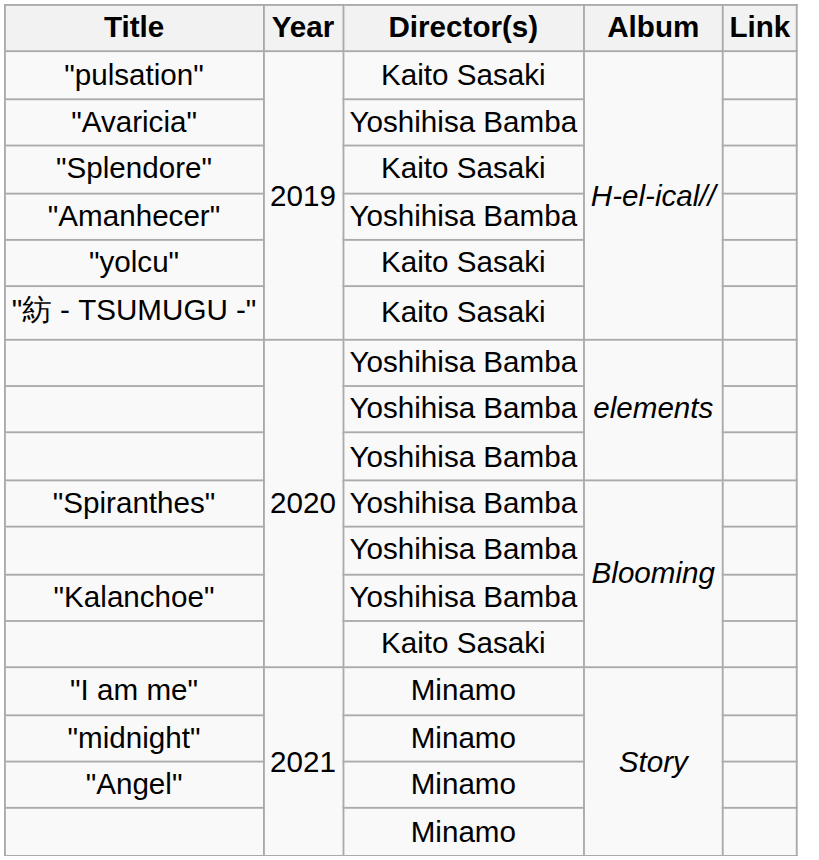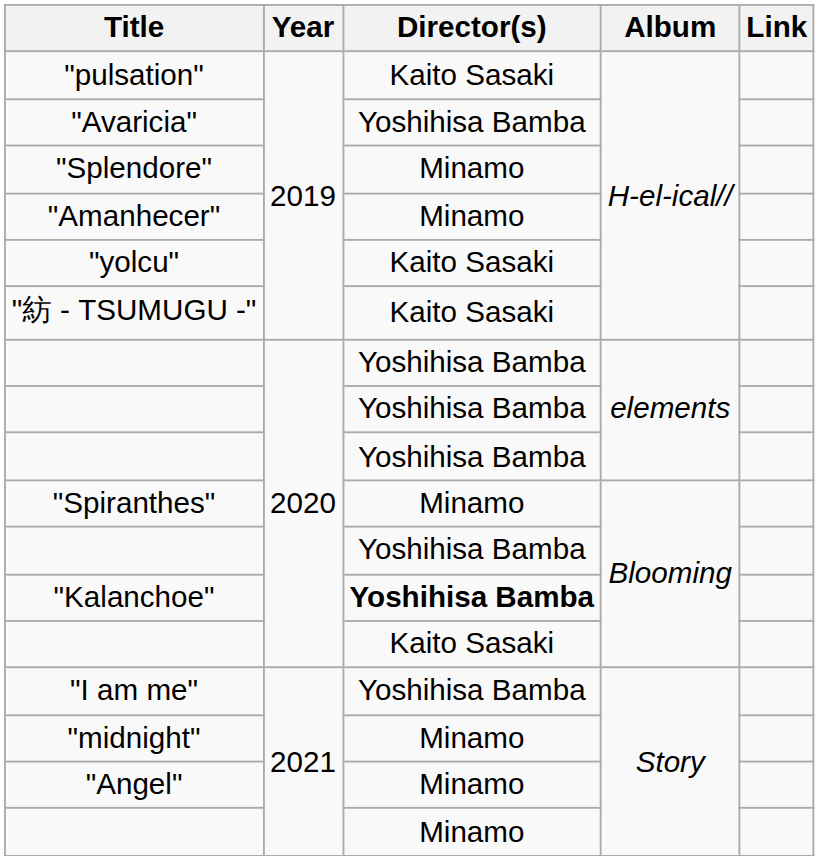(463, 168) Kaito Sasaki -> (472, 168) Minamo
(463, 215) Yoshihisa Bamba -> (472, 215) Minamo
(463, 502) Yoshihisa Bamba -> (472, 502) Minamo
(463, 596) normal -> (472, 596) bold
(463, 690) Minamo -> (472, 690) Yoshihisa Bamba
